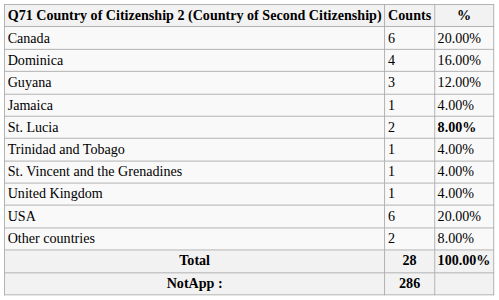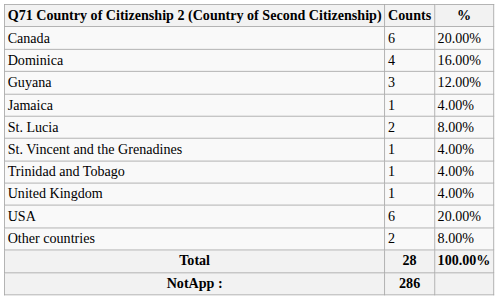(457, 127) bold -> (456, 127) normal
rows swapped: (95, 171) <-> (66, 149)
